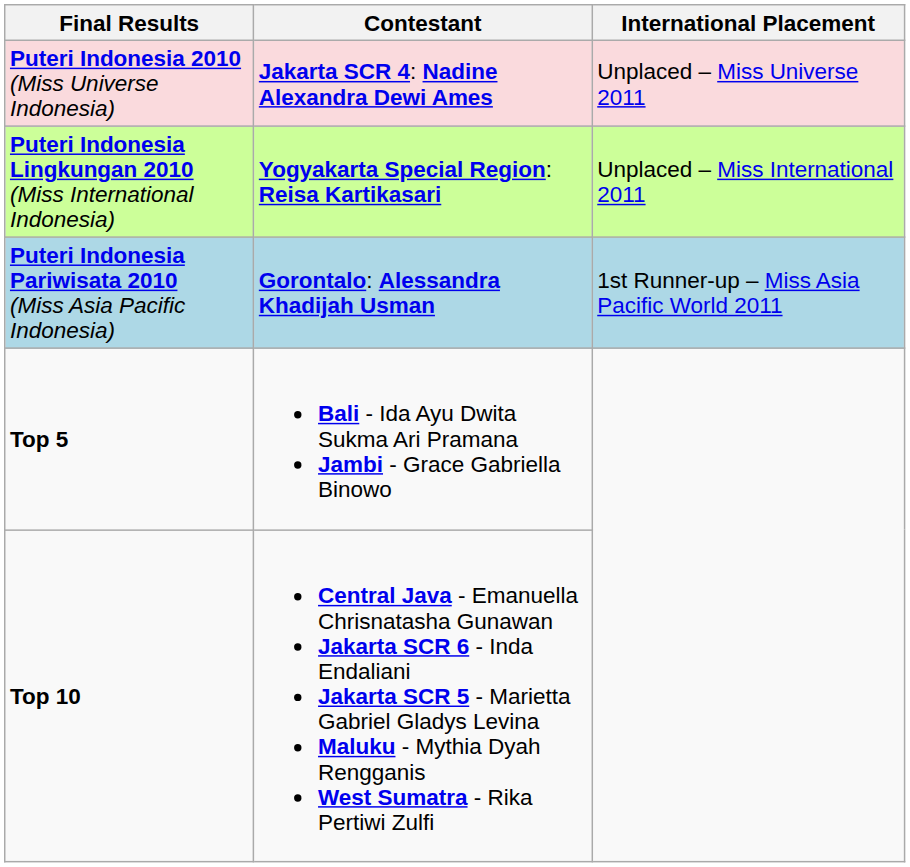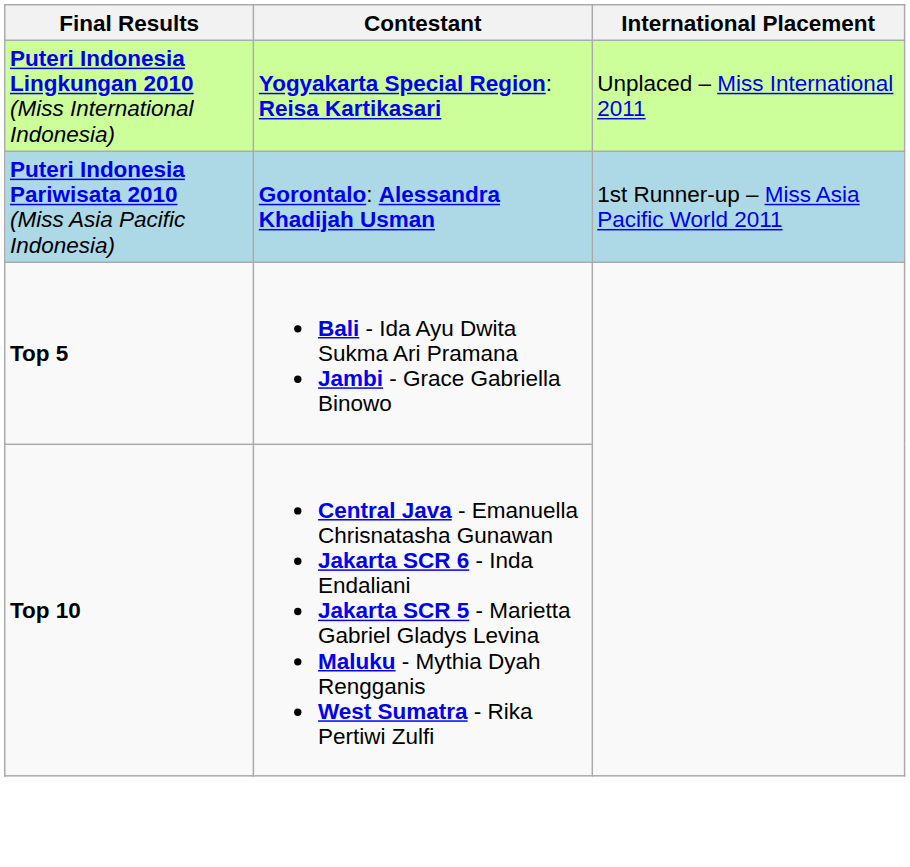- row: (126, 84)
